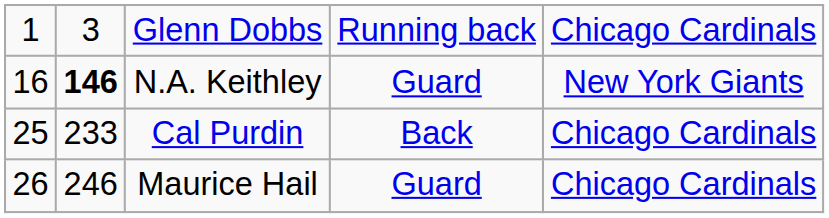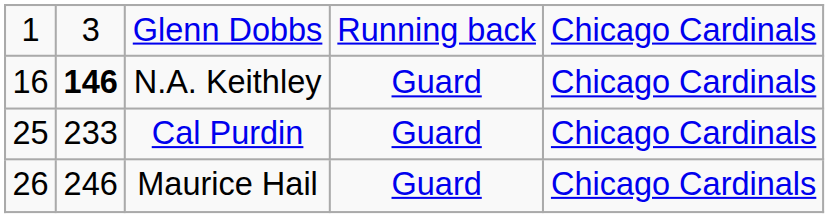(684, 81) New York Giants -> (684, 81) Chicago Cardinals
(437, 133) Back -> (437, 133) Guard
